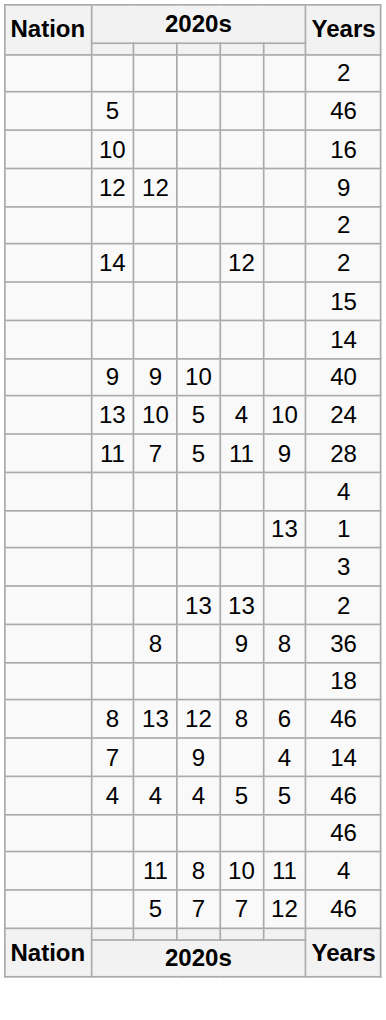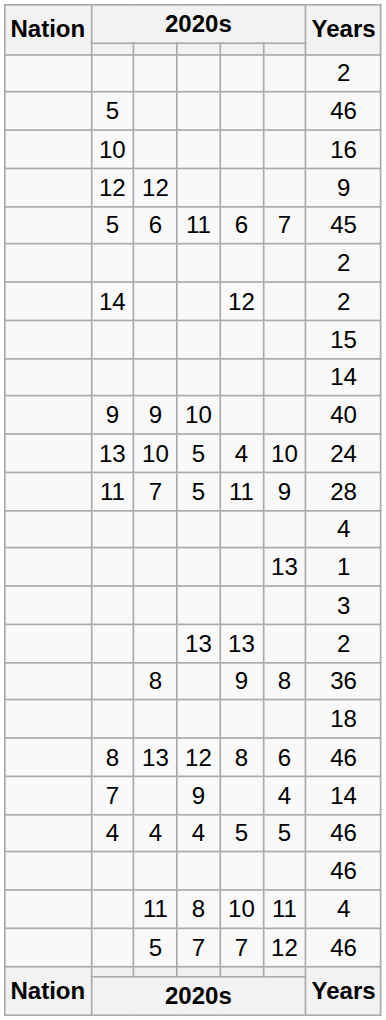+ row: (112, 225)
